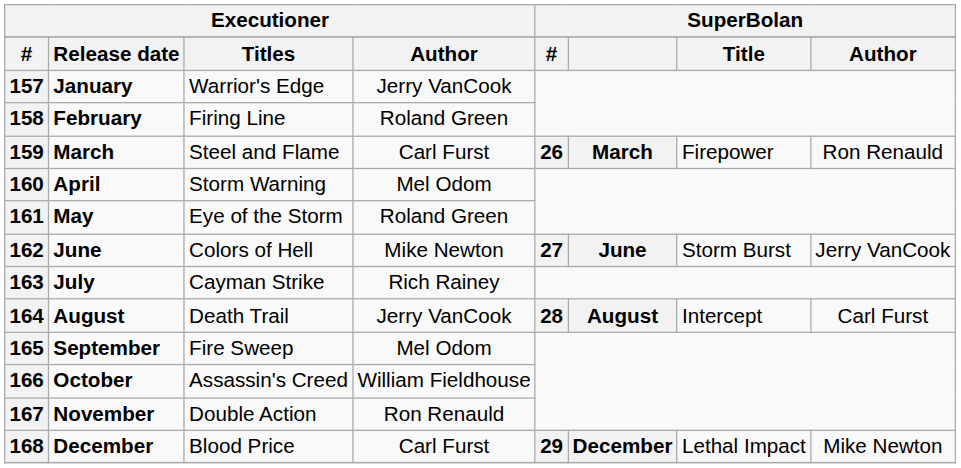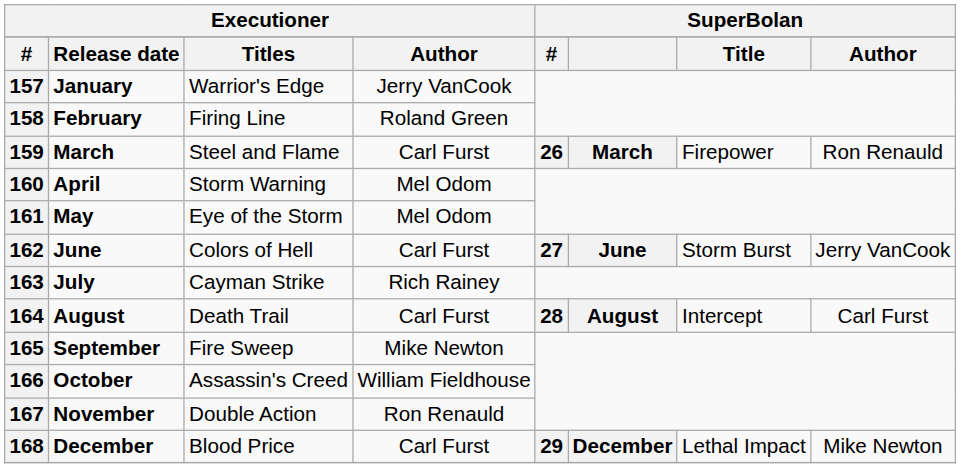(444, 217) Roland Green -> (444, 217) Mel Odom
(444, 250) Mike Newton -> (444, 250) Carl Furst
(444, 315) Jerry VanCook -> (444, 315) Carl Furst
(444, 348) Mel Odom -> (444, 348) Mike Newton
